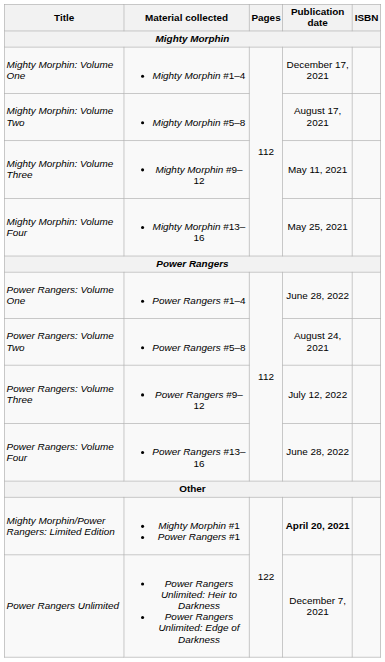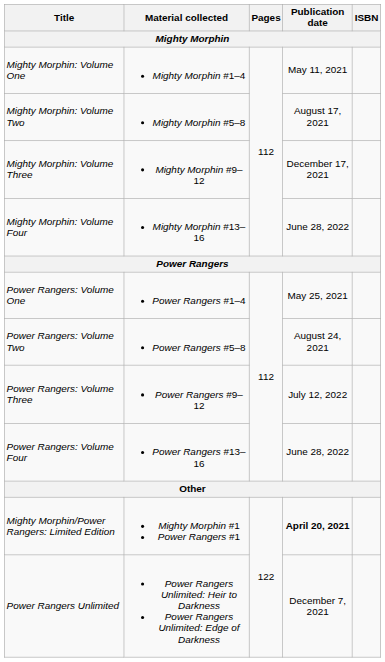(318, 70) December 17, 2021 -> (318, 70) May 11, 2021
(318, 169) May 11, 2021 -> (318, 169) December 17, 2021
(318, 227) May 25, 2021 -> (318, 227) June 28, 2022
(318, 295) June 28, 2022 -> (318, 295) May 25, 2021
